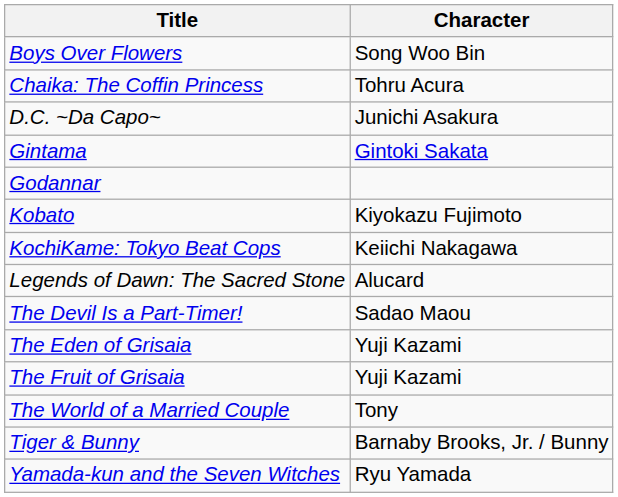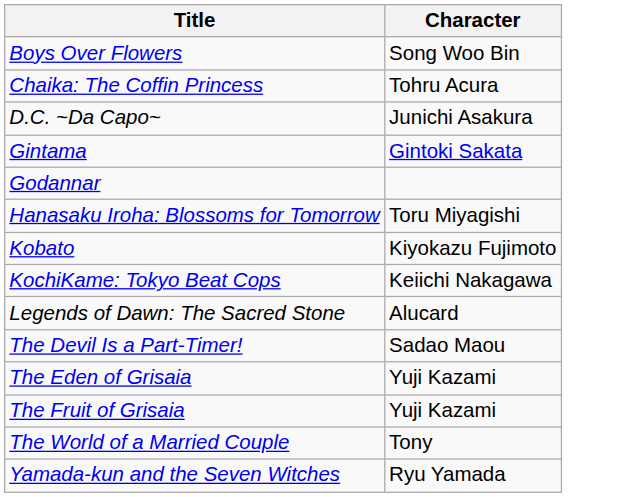+ row: (195, 215)
- row: (74, 442)
